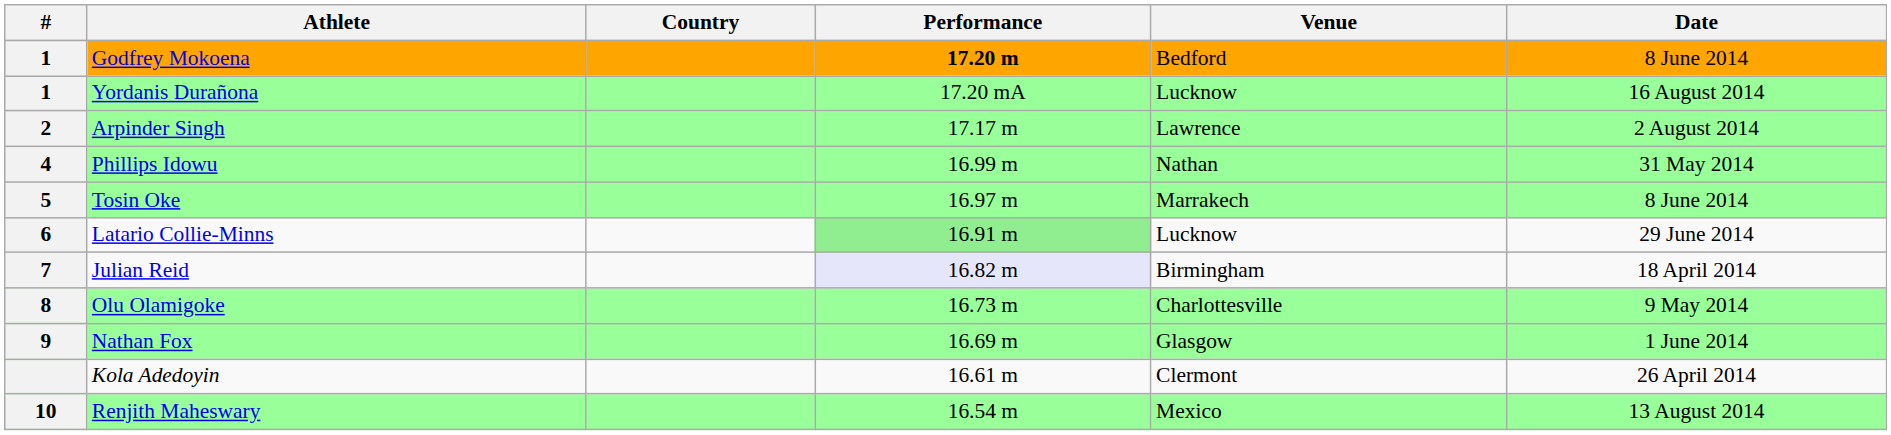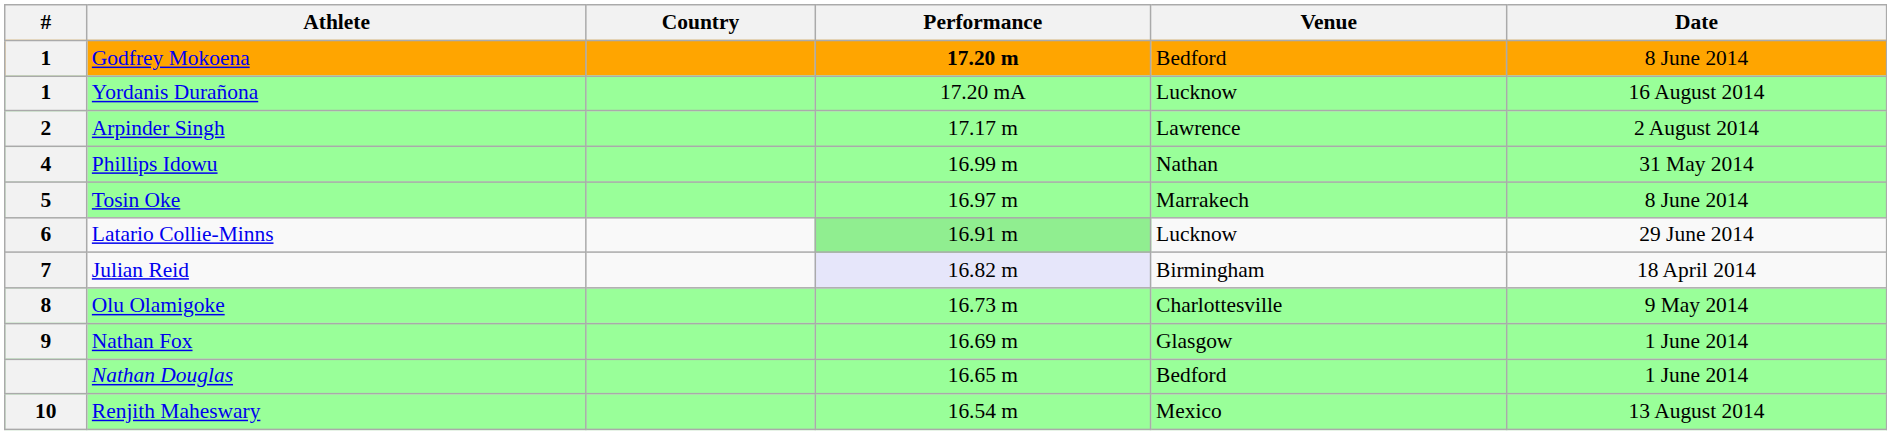+ row: (162, 376)
- row: (156, 376)
